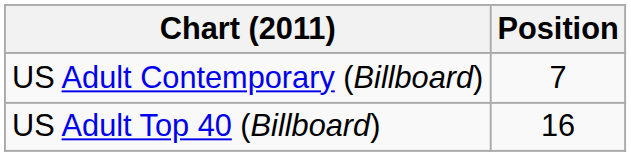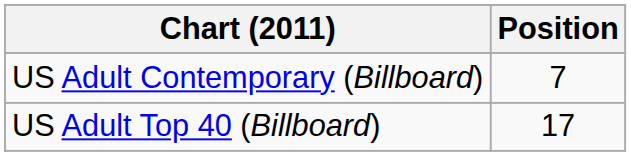(558, 126) 16 -> (558, 126) 17
